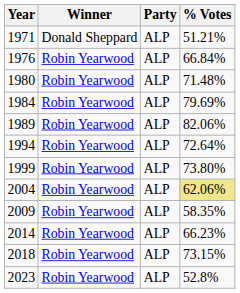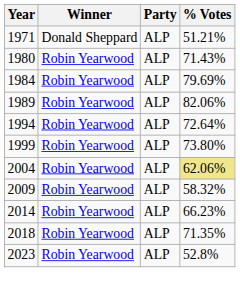- row: (21, 59)
(204, 80) 71.48% -> (204, 59) 71.43%
(204, 211) 58.35% -> (204, 189) 58.32%
(204, 255) 73.15% -> (204, 233) 71.35%
